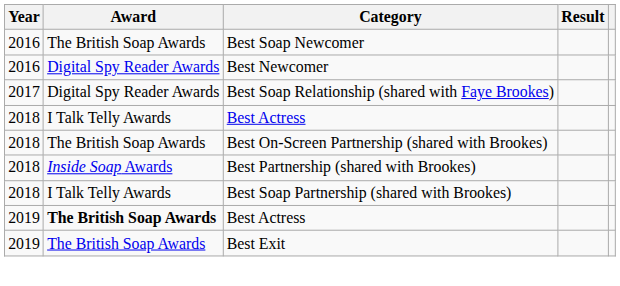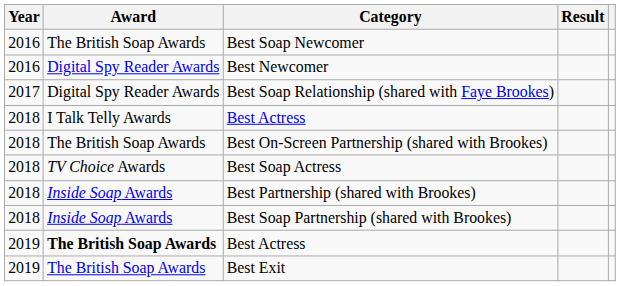+ row: (24, 167)
(109, 192) I Talk Telly Awards -> (110, 218) Inside Soap Awards
